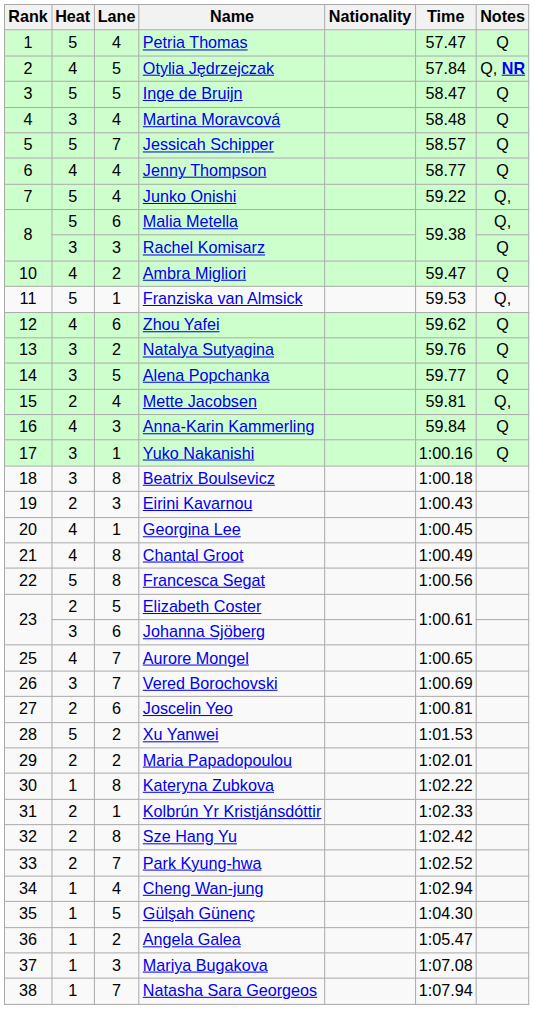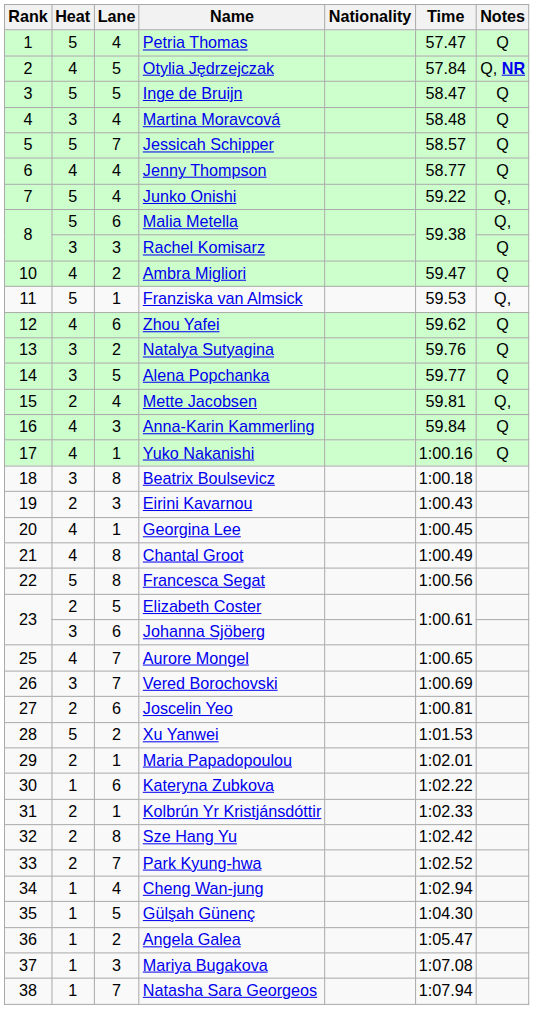(73, 453) 3 -> (73, 453) 4
(117, 760) 2 -> (117, 760) 1
(117, 786) 8 -> (117, 786) 6
